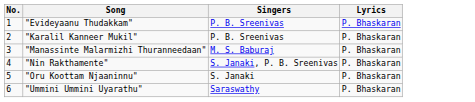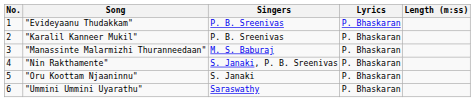+ column: (436, 11)
